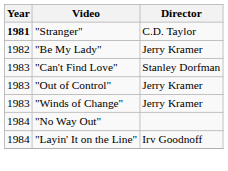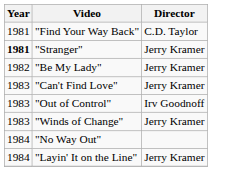+ row: (87, 31)
(169, 31) C.D. Taylor -> (174, 49) Jerry Kramer
(181, 67) Stanley Dorfman -> (174, 85) Jerry Kramer
(172, 85) Jerry Kramer -> (174, 103) Irv Goodnoff
(172, 139) Irv Goodnoff -> (174, 157) Jerry Kramer
